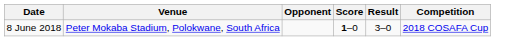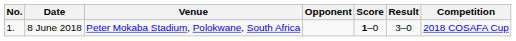+ column: (15, 12)
